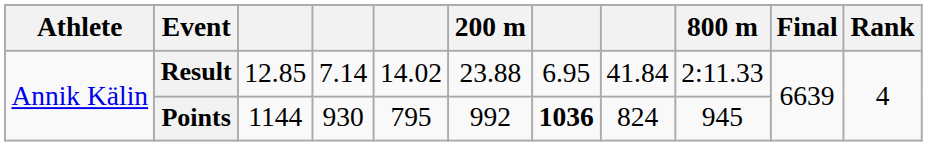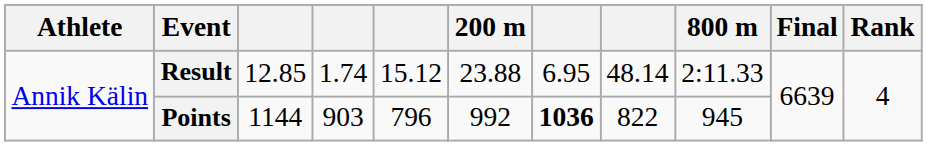(343, 72) 7.14 -> (343, 72) 1.74
(411, 72) 14.02 -> (411, 72) 15.12
(638, 72) 41.84 -> (638, 72) 48.14
(343, 118) 930 -> (343, 118) 903
(411, 118) 795 -> (411, 118) 796
(638, 118) 824 -> (638, 118) 822
